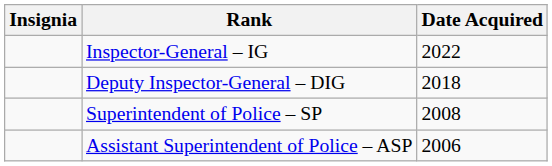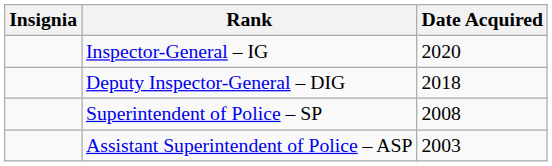(441, 51) 2022 -> (441, 51) 2020
(441, 144) 2006 -> (441, 144) 2003
